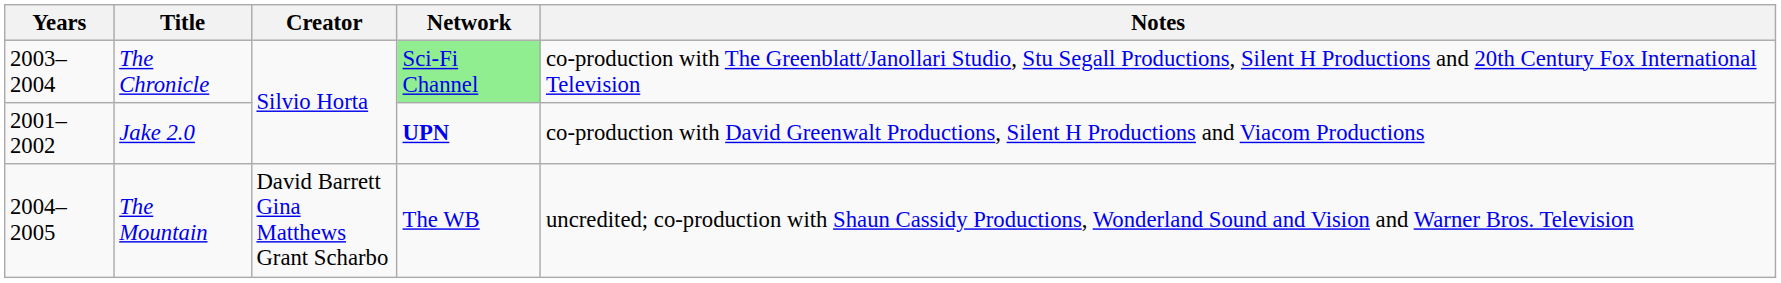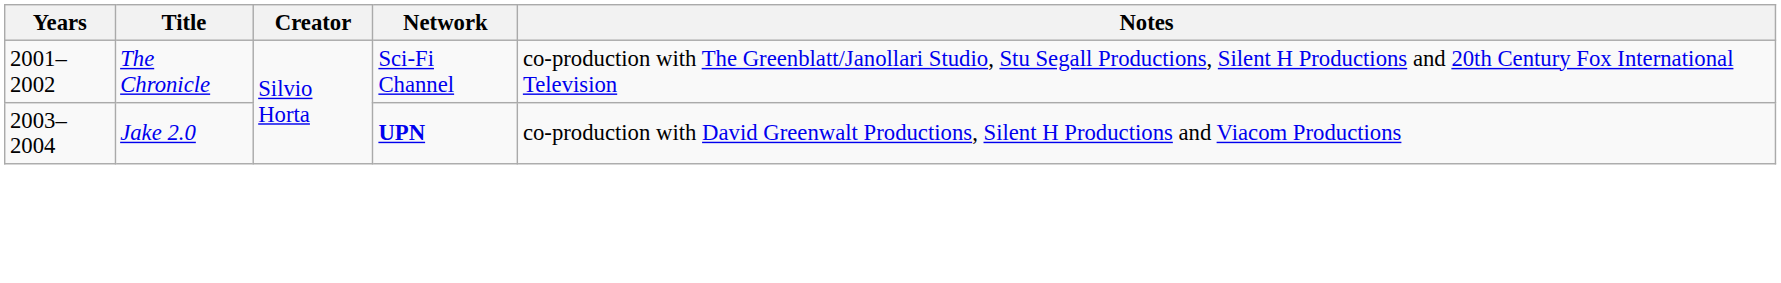(38, 71) 2003–2004 -> (38, 71) 2001–2002
(440, 71) lightgreen background -> (416, 71) no background
(38, 132) 2001–2002 -> (38, 132) 2003–2004
- row: (163, 220)
